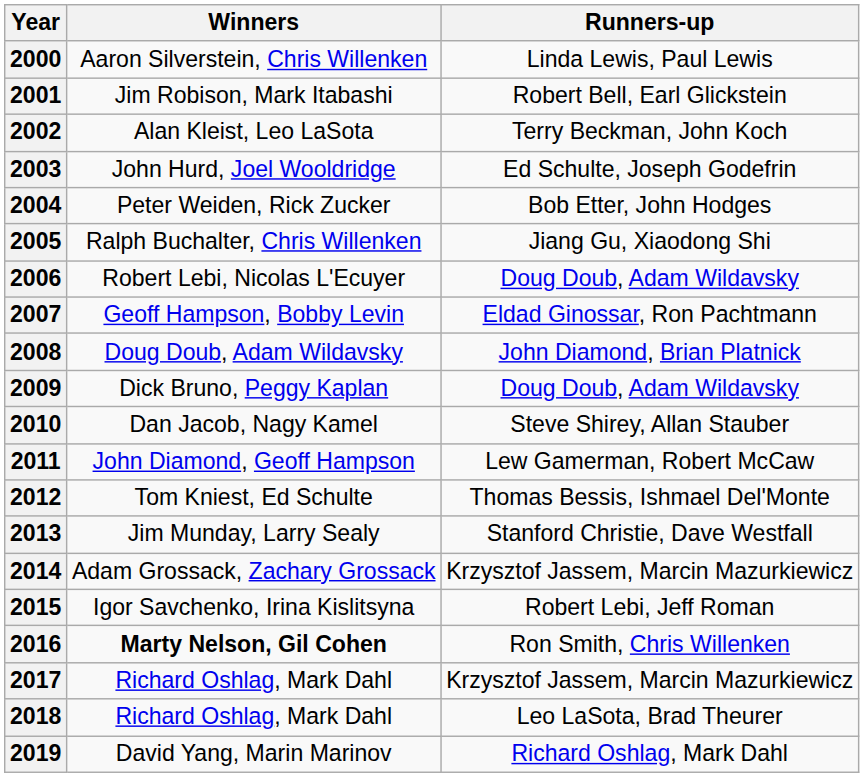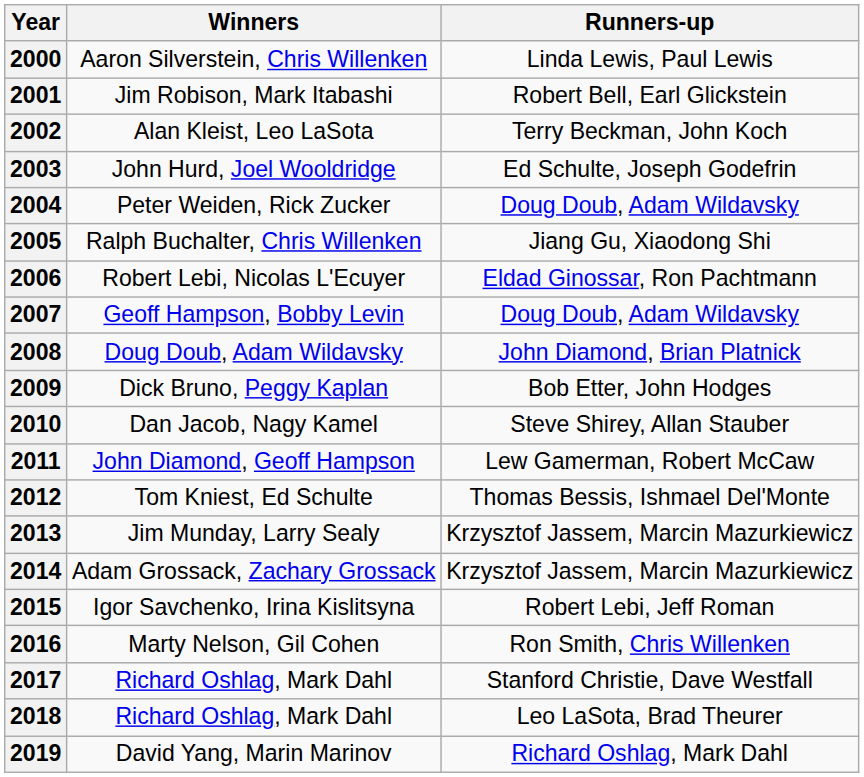(650, 205) Bob Etter, John Hodges -> (650, 205) Doug Doub, Adam Wildavsky
(650, 278) Doug Doub, Adam Wildavsky -> (650, 278) Eldad Ginossar, Ron Pachtmann
(650, 315) Eldad Ginossar, Ron Pachtmann -> (650, 315) Doug Doub, Adam Wildavsky
(650, 388) Doug Doub, Adam Wildavsky -> (650, 388) Bob Etter, John Hodges
(650, 534) Stanford Christie, Dave Westfall -> (650, 534) Krzysztof Jassem, Marcin Mazurkiewicz
(254, 643) bold -> (254, 643) normal
(650, 680) Krzysztof Jassem, Marcin Mazurkiewicz -> (650, 680) Stanford Christie, Dave Westfall
